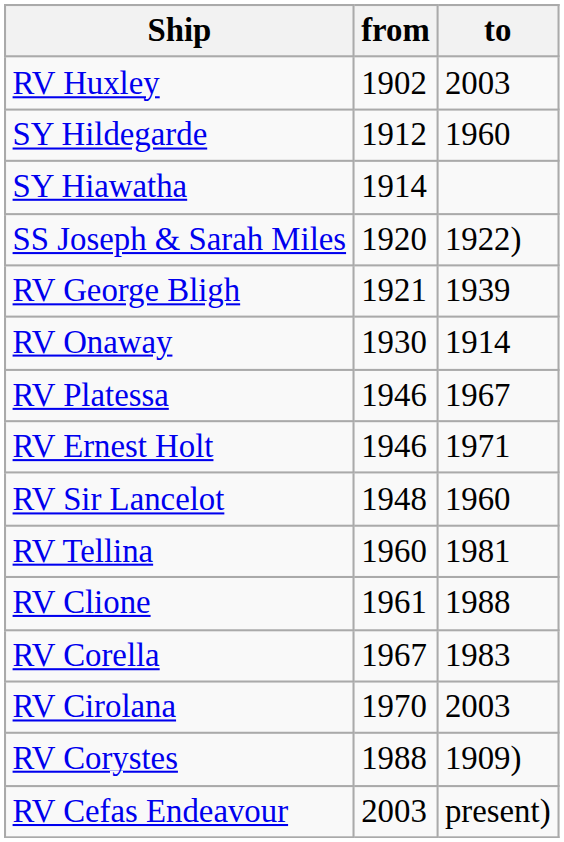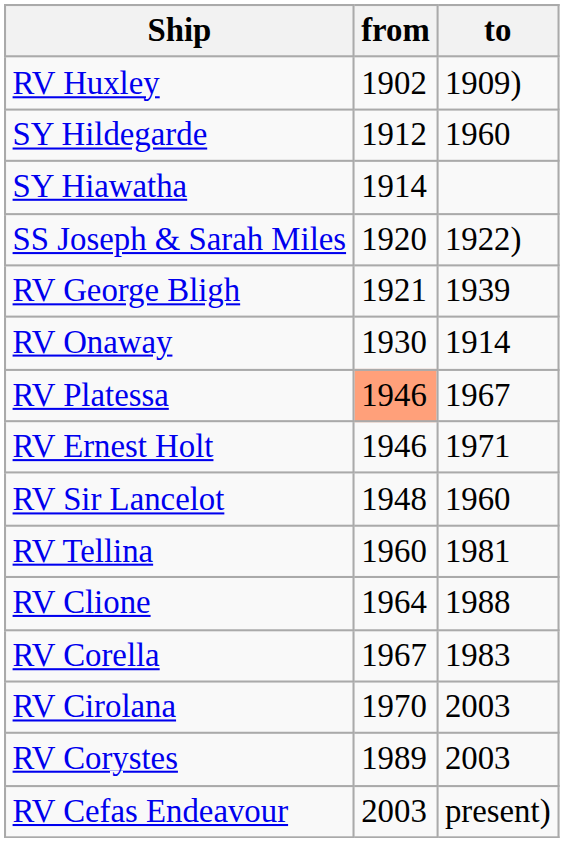(478, 82) 2003 -> (483, 82) 1909)
(394, 394) no background -> (394, 394) lightsalmon background
(394, 602) 1961 -> (394, 602) 1964
(394, 758) 1988 -> (394, 758) 1989
(483, 758) 1909) -> (478, 758) 2003
